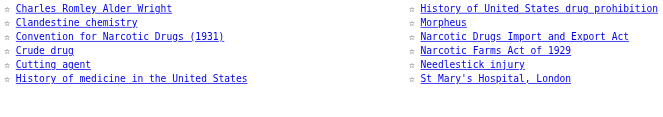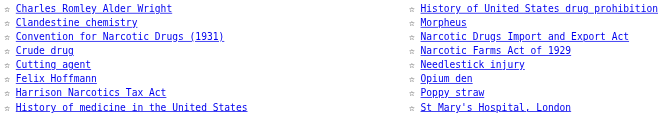+ row: (51, 79)
+ row: (85, 93)
